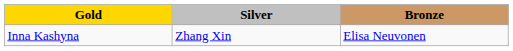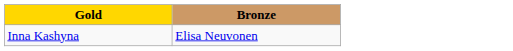- column: (256, 14)
